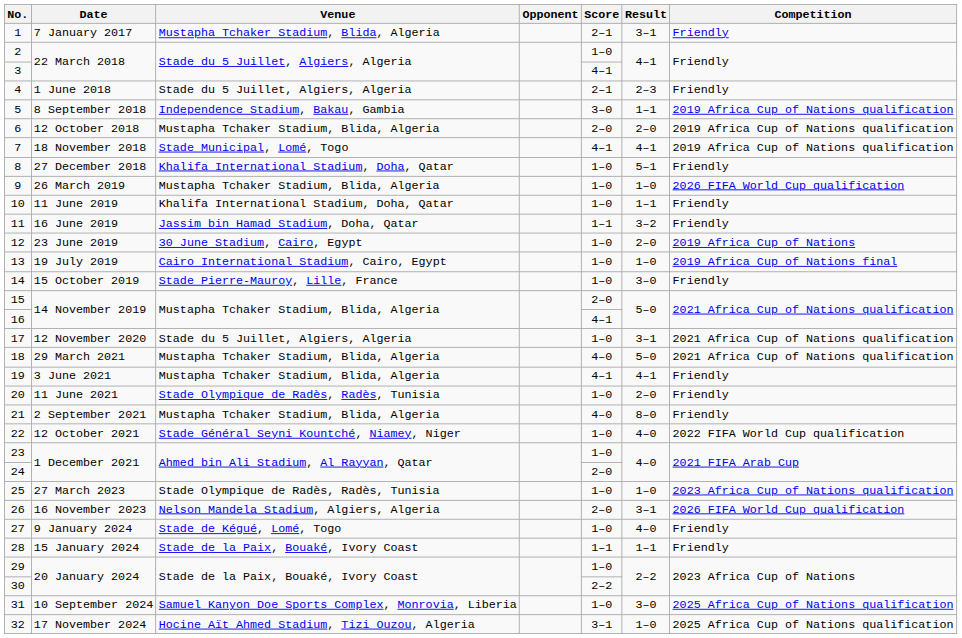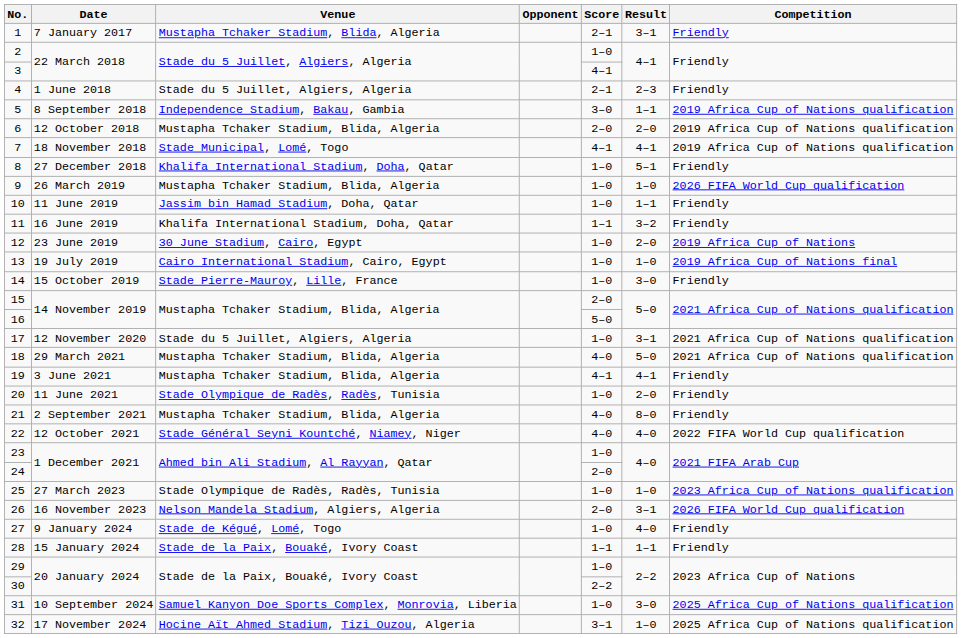(306, 205) Khalifa International Stadium, Doha, Qatar -> (289, 205) Jassim bin Hamad Stadium, Doha, Qatar
(289, 224) Jassim bin Hamad Stadium, Doha, Qatar -> (306, 224) Khalifa International Stadium, Doha, Qatar
(602, 319) 4–1 -> (602, 319) 5–0
(602, 433) 1–0 -> (602, 433) 4–0
